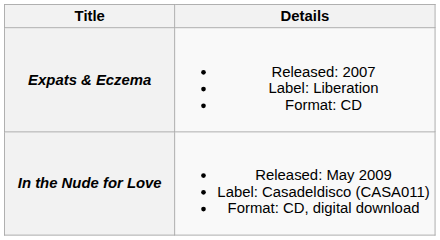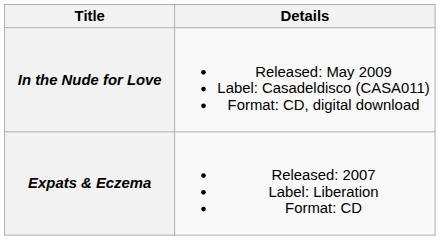rows swapped: (90, 79) <-> (90, 183)
